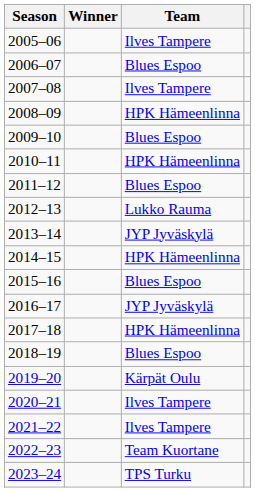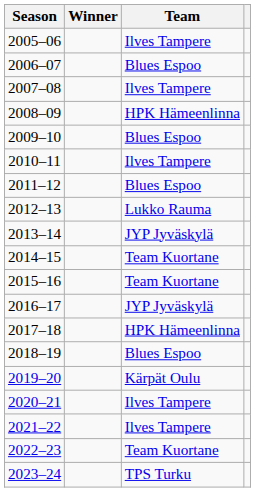(182, 161) HPK Hämeenlinna -> (168, 161) Ilves Tampere
(182, 257) HPK Hämeenlinna -> (172, 257) Team Kuortane
(163, 281) Blues Espoo -> (172, 281) Team Kuortane
